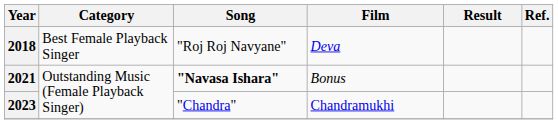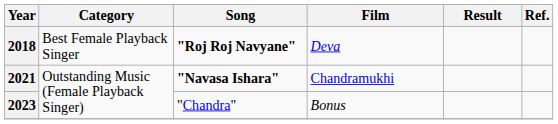(232, 45) normal -> (236, 45) bold
(328, 78) Bonus -> (352, 78) Chandramukhi
(352, 105) Chandramukhi -> (328, 105) Bonus
